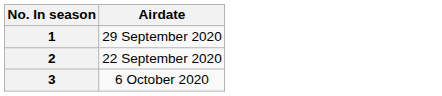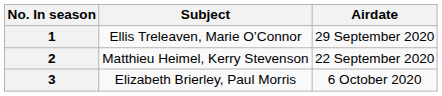+ column: (205, 15)
